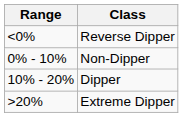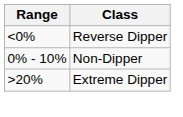- row: (100, 79)
